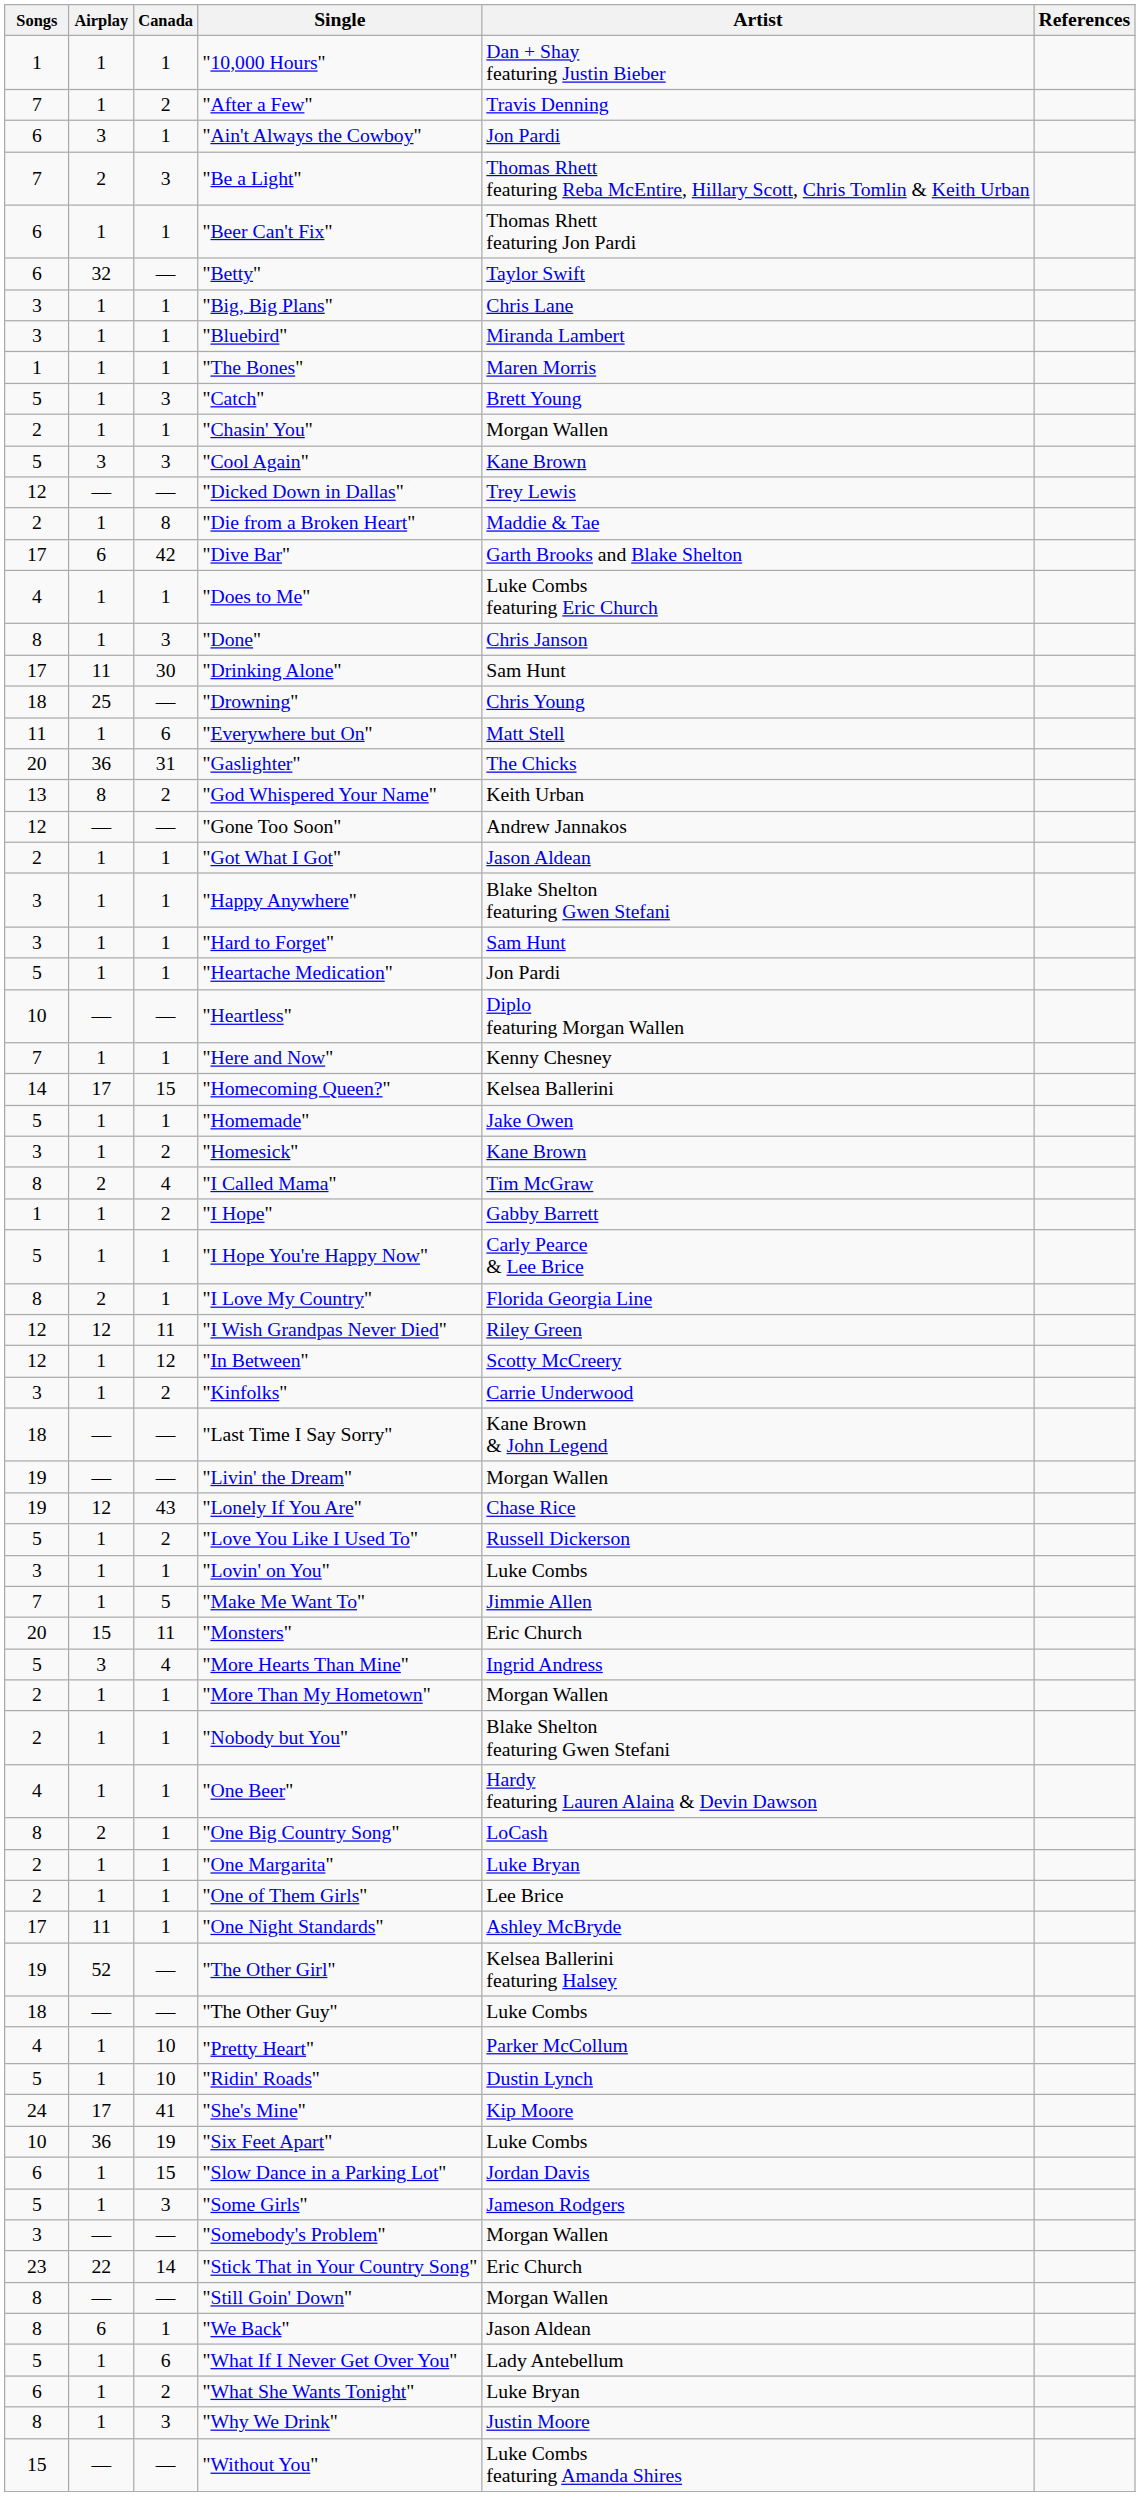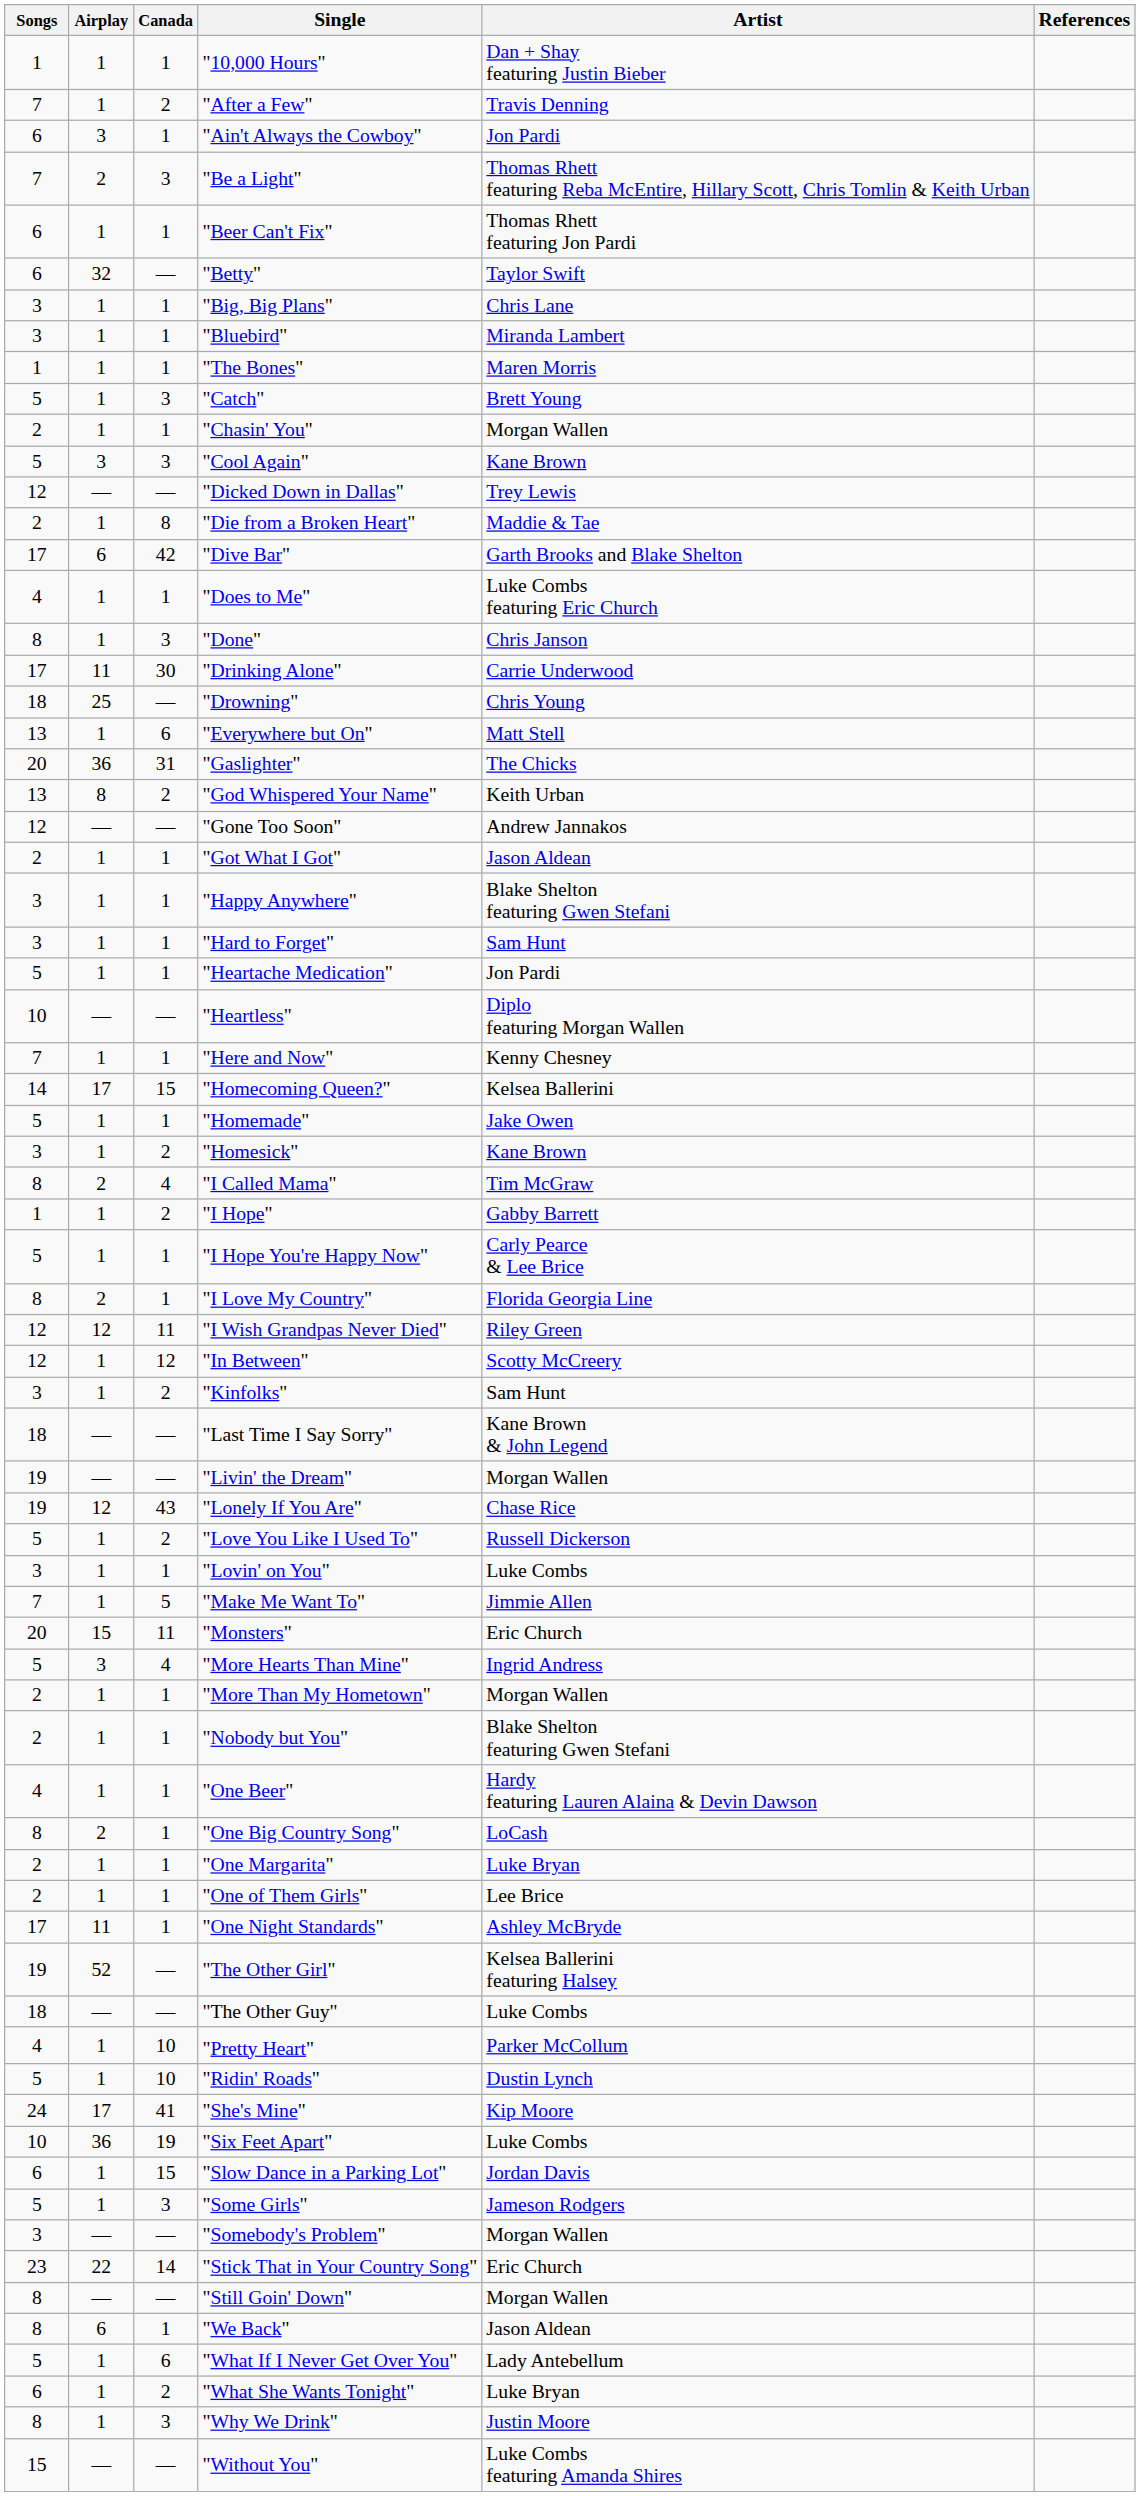(526, 670) Sam Hunt -> (560, 670) Carrie Underwood
(37, 732) 11 -> (37, 732) 13
(560, 1392) Carrie Underwood -> (526, 1392) Sam Hunt
